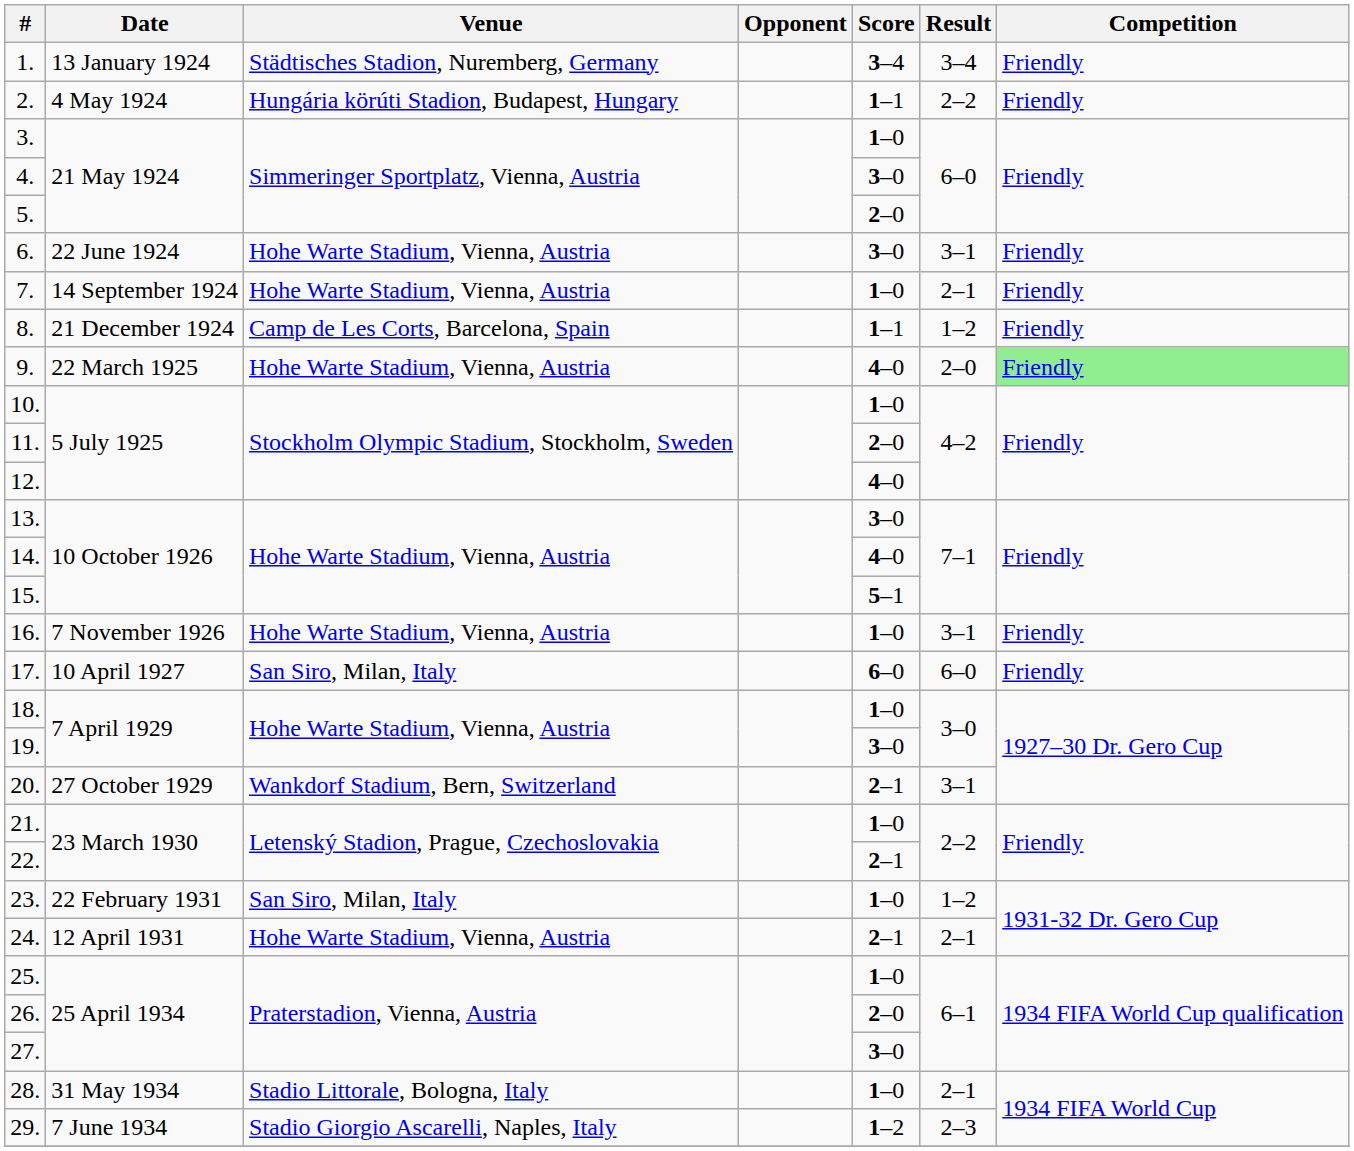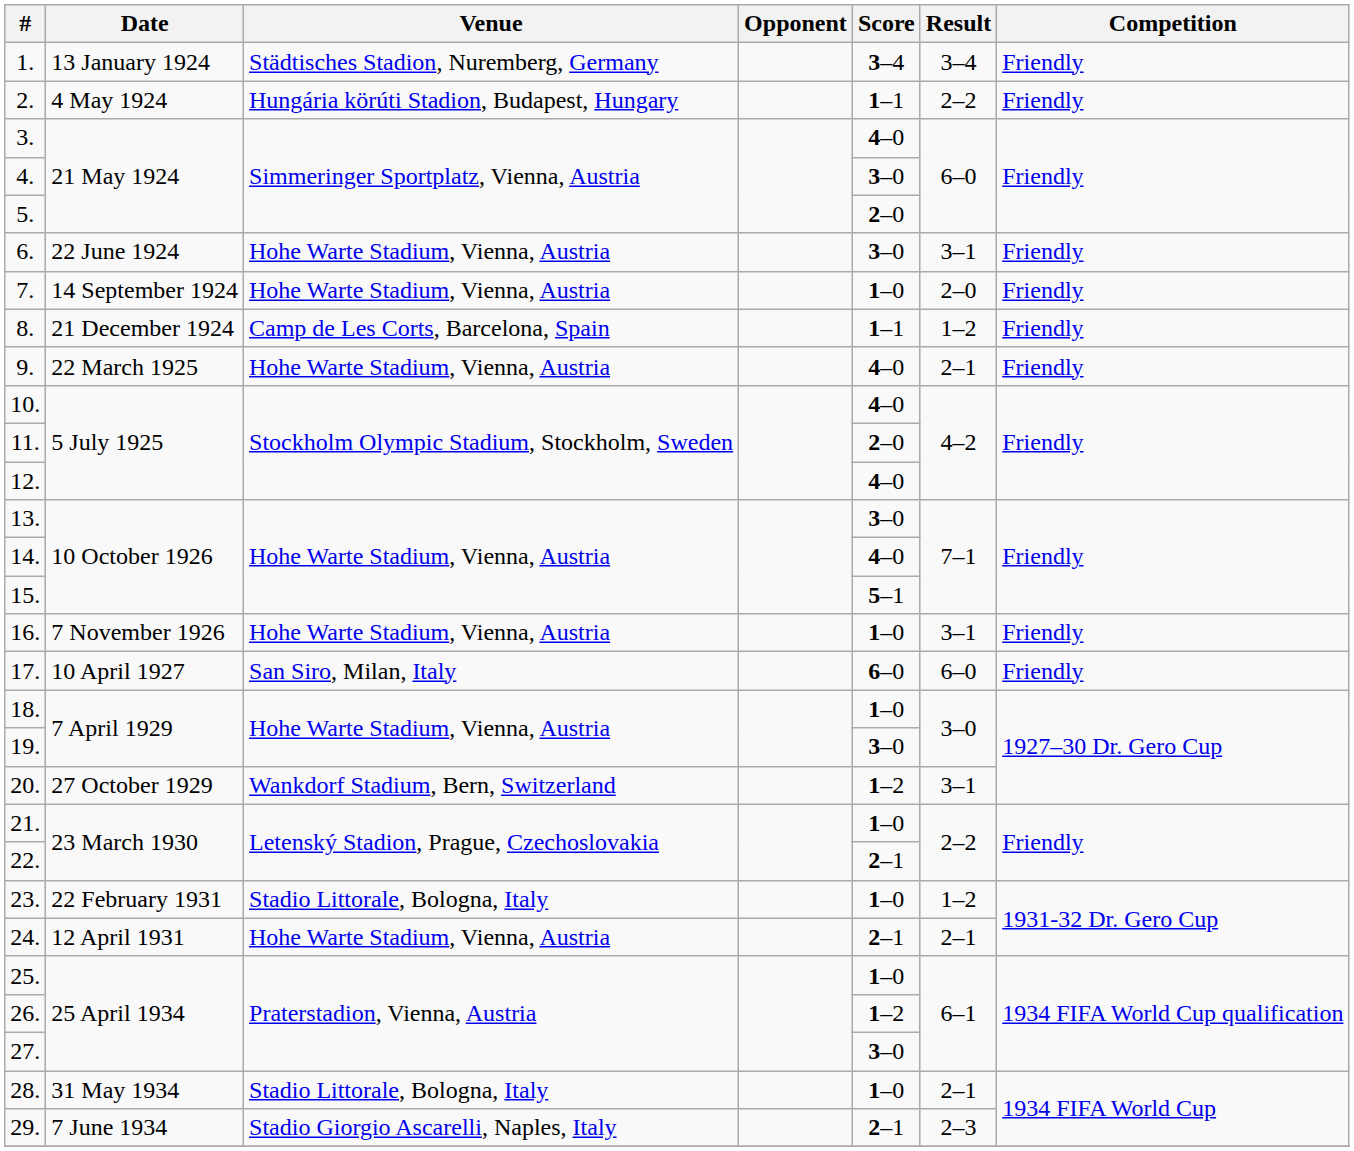(886, 137) 1–0 -> (886, 137) 4–0
(958, 289) 2–1 -> (958, 289) 2–0
(958, 366) 2–0 -> (958, 366) 2–1
(1043, 366) lightgreen background -> (1043, 366) no background
(886, 404) 1–0 -> (886, 404) 4–0
(886, 784) 2–1 -> (886, 784) 1–2
(353, 898) San Siro, Milan, Italy -> (399, 898) Stadio Littorale, Bologna, Italy
(886, 1013) 2–0 -> (886, 1013) 1–2
(886, 1127) 1–2 -> (886, 1127) 2–1
